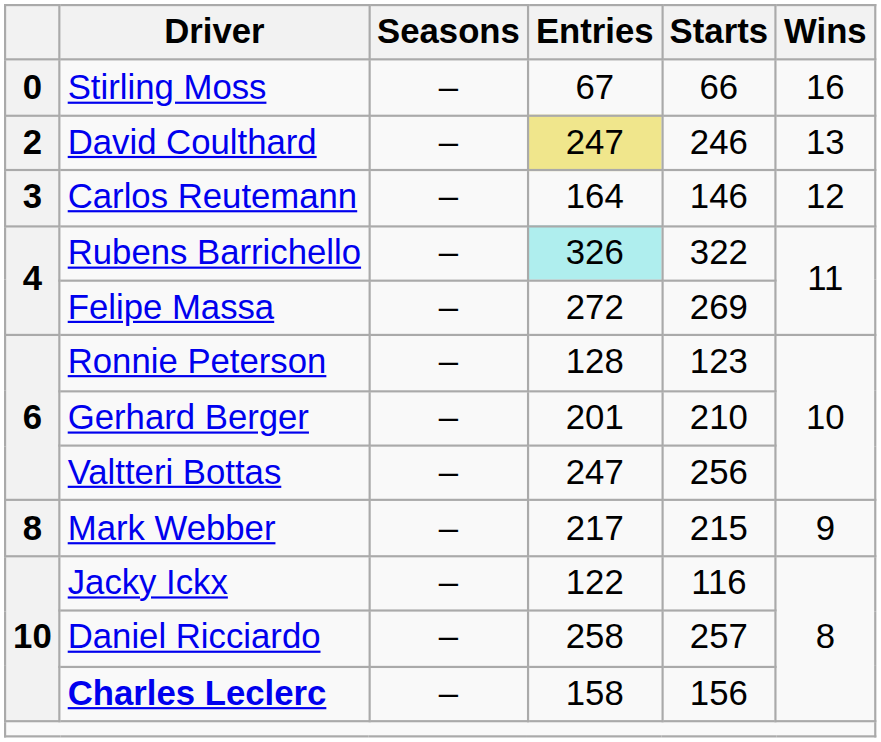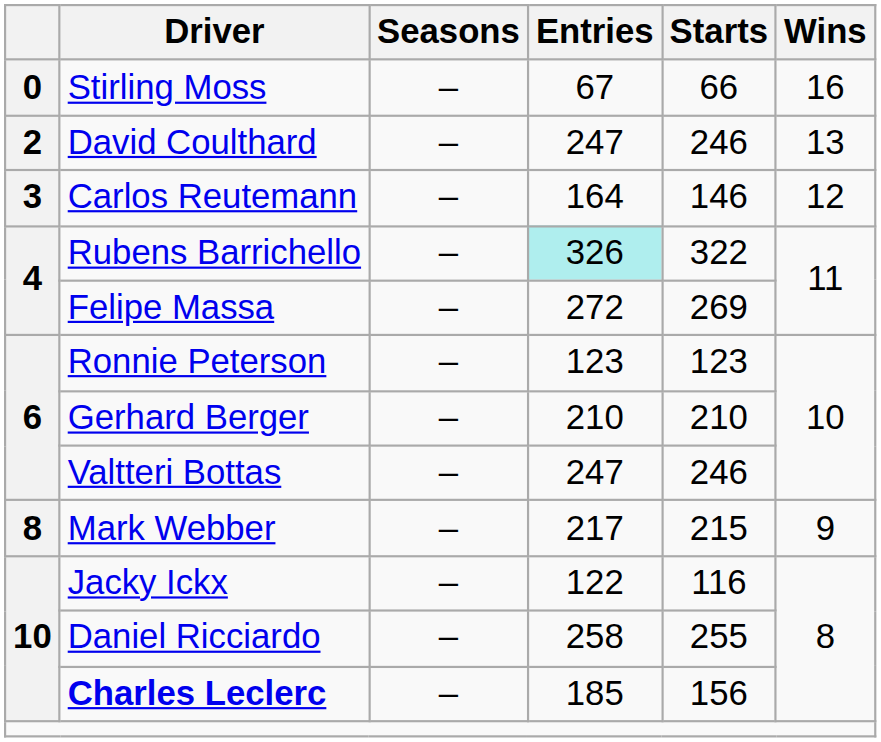(595, 142) khaki background -> (595, 142) no background
(595, 362) 128 -> (595, 362) 123
(595, 417) 201 -> (595, 417) 210
(719, 472) 256 -> (719, 472) 246
(719, 637) 257 -> (719, 637) 255
(595, 692) 158 -> (595, 692) 185
